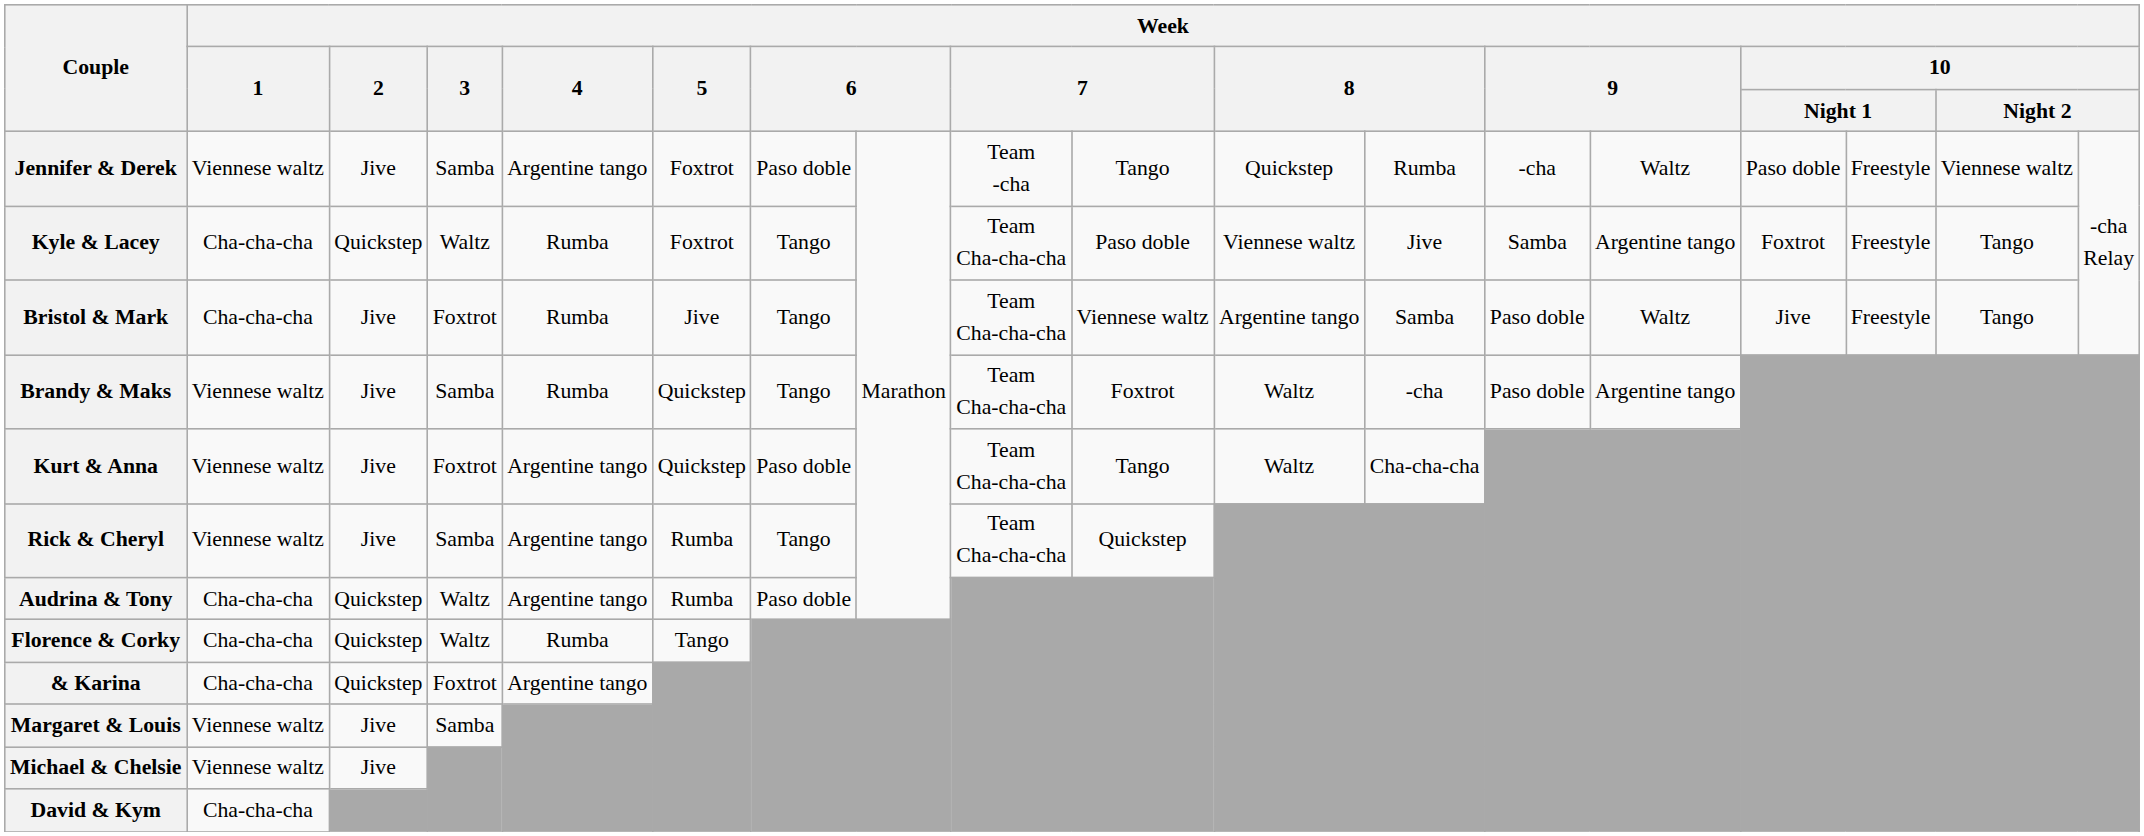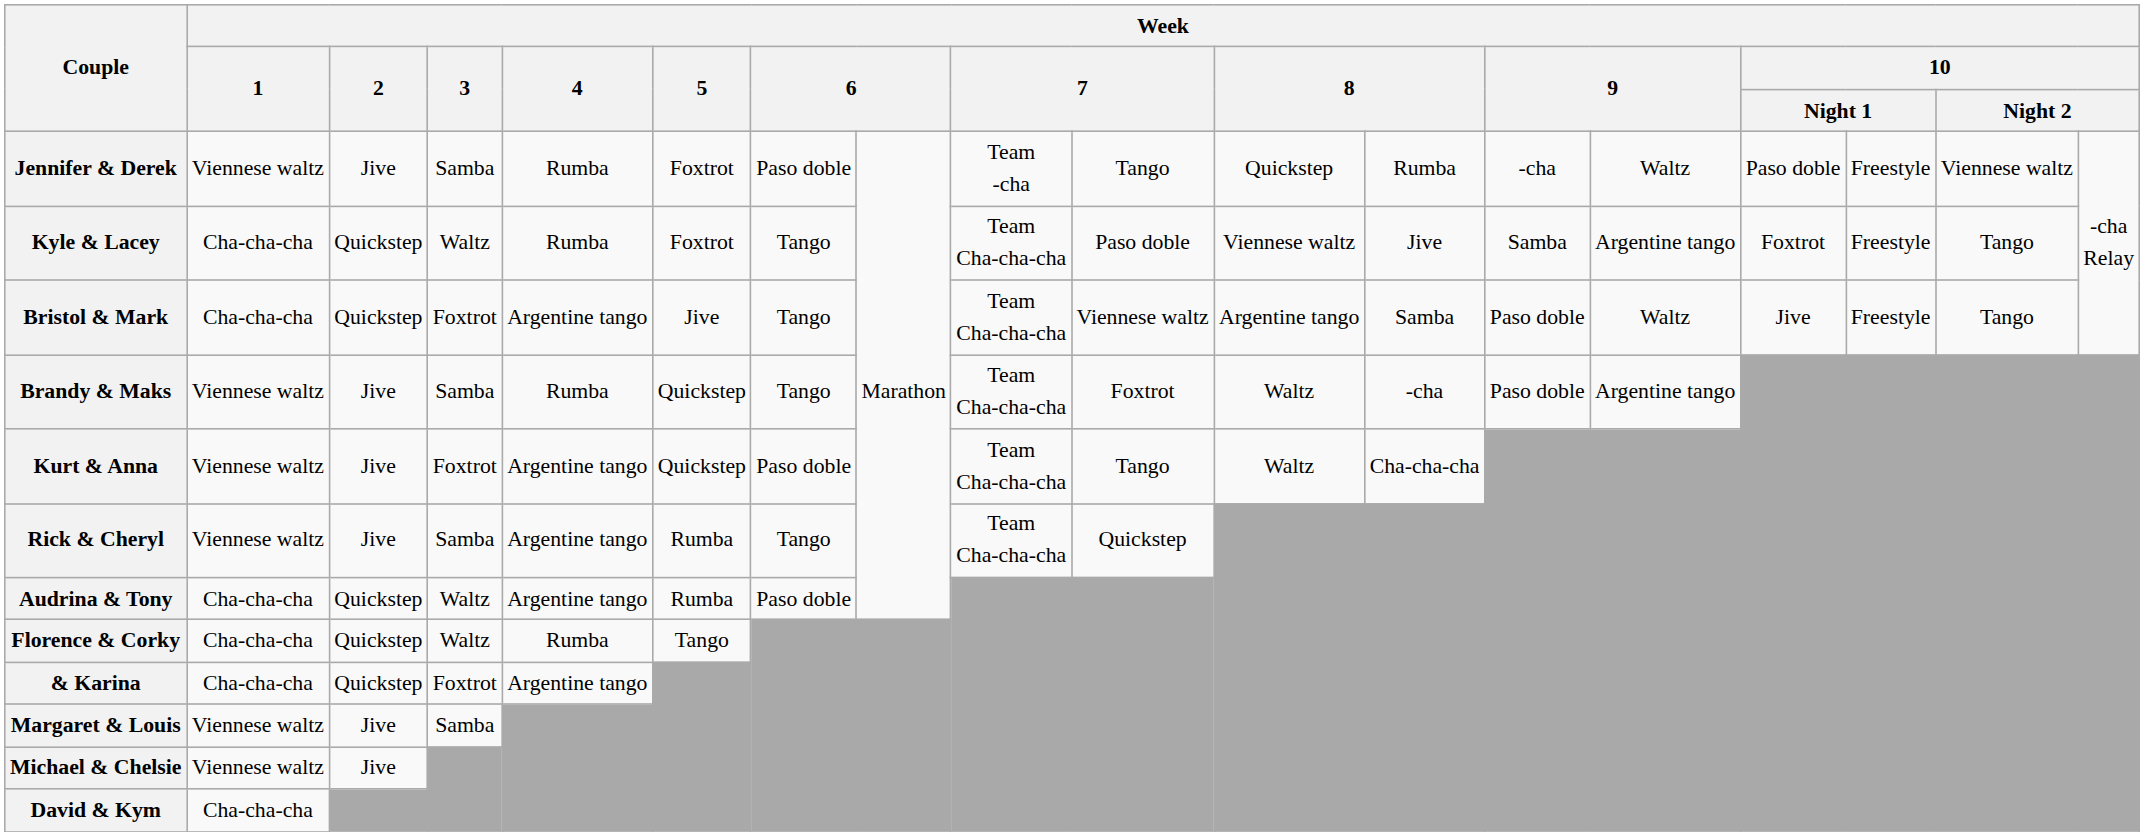(577, 168) Argentine tango -> (577, 168) Rumba
(378, 316) Jive -> (378, 316) Quickstep
(577, 316) Rumba -> (577, 316) Argentine tango
